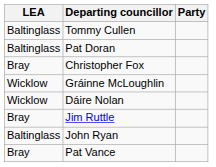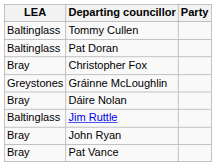(27, 83) Wicklow -> (35, 83) Greystones
(27, 100) Wicklow -> (18, 100) Bray
(18, 118) Bray -> (34, 118) Baltinglass
(34, 135) Baltinglass -> (18, 135) Bray
